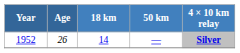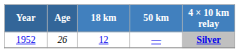(104, 40) 14 -> (104, 40) 12
